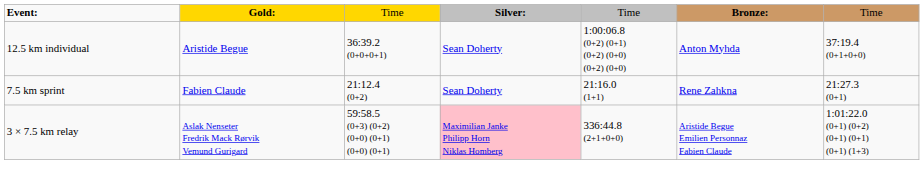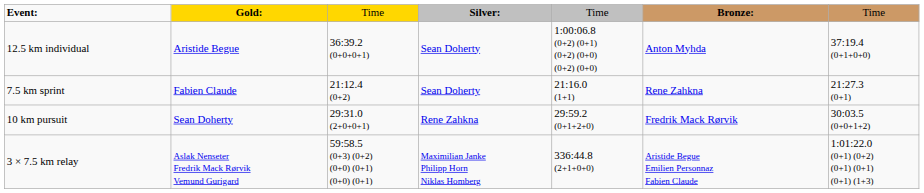+ row: (37, 119)
(475, 139) pink background -> (453, 168) no background
